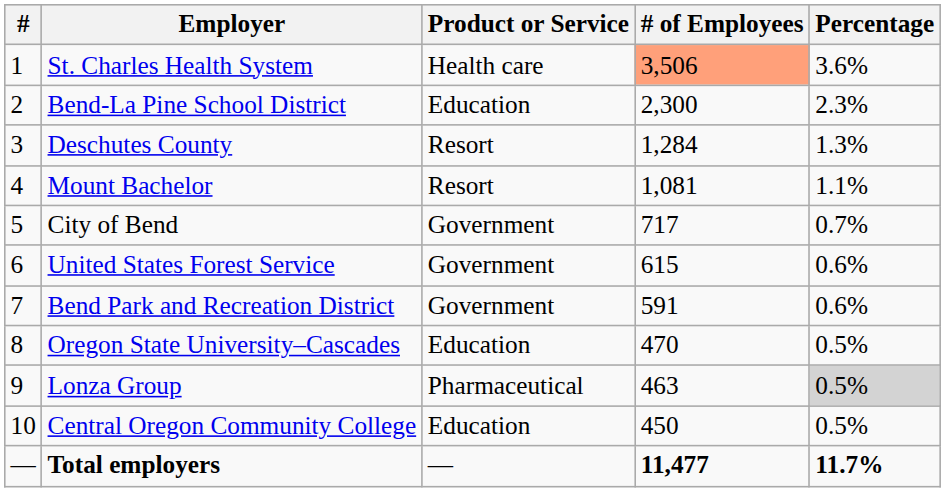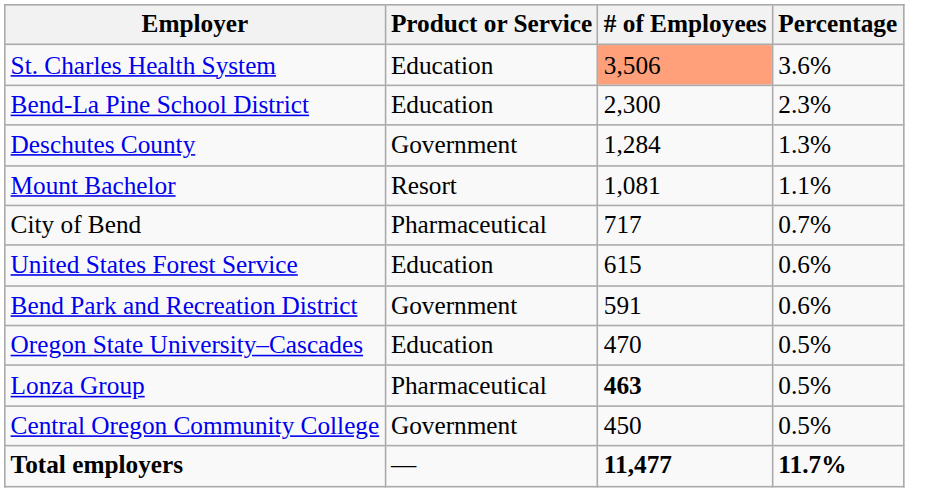- column: (23, 24)
(486, 64) Health care -> (442, 64) Education
(461, 144) Resort -> (454, 144) Government
(491, 225) Government -> (469, 225) Pharmaceutical
(491, 265) Government -> (442, 265) Education
(660, 385) normal -> (623, 385) bold
(842, 385) lightgrey background -> (805, 385) no background
(479, 425) Education -> (454, 425) Government
